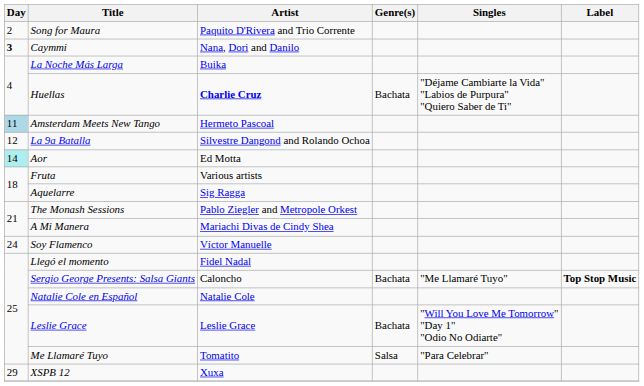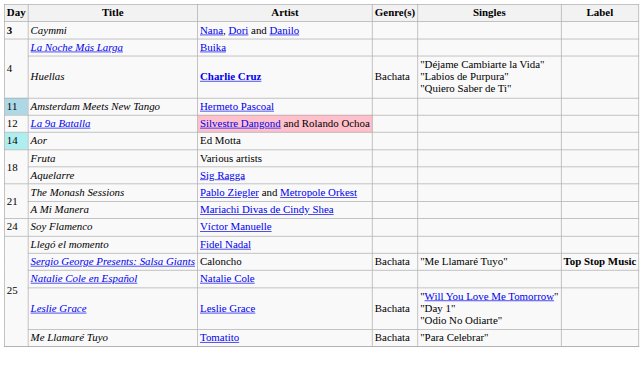- row: (65, 30)
(285, 141) no background -> (285, 123) pink background
(386, 355) Salsa -> (392, 338) Bachata
- row: (50, 372)
